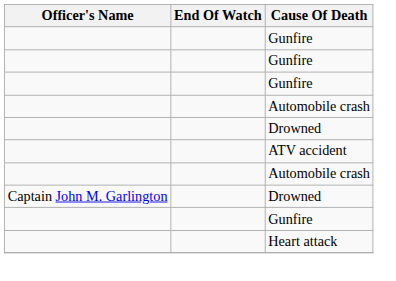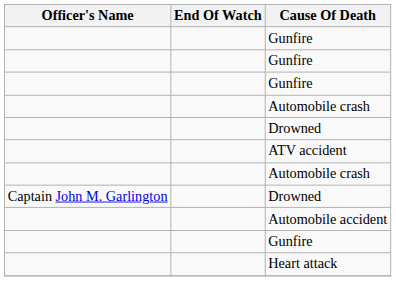+ row: (88, 219)
